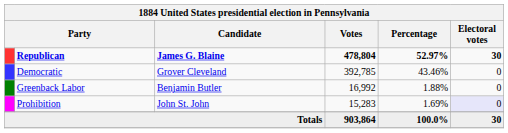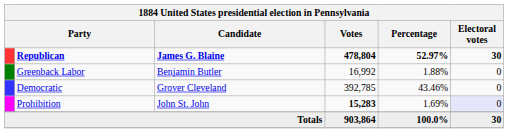rows swapped: (40, 72) <-> (51, 88)
(362, 104) normal -> (362, 104) bold
